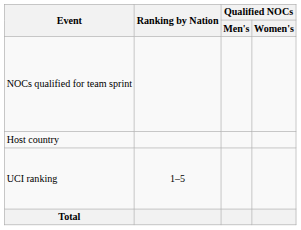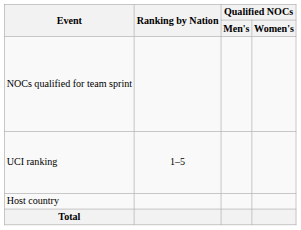rows swapped: (32, 178) <-> (33, 139)
